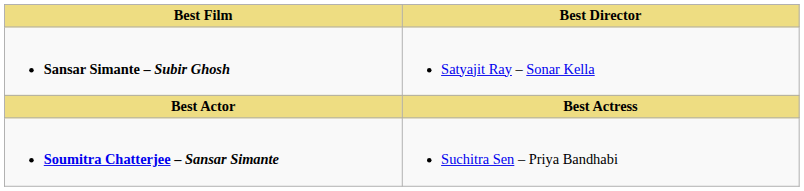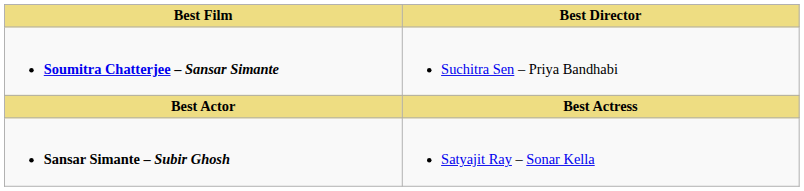rows swapped: (203, 69) <-> (203, 160)
